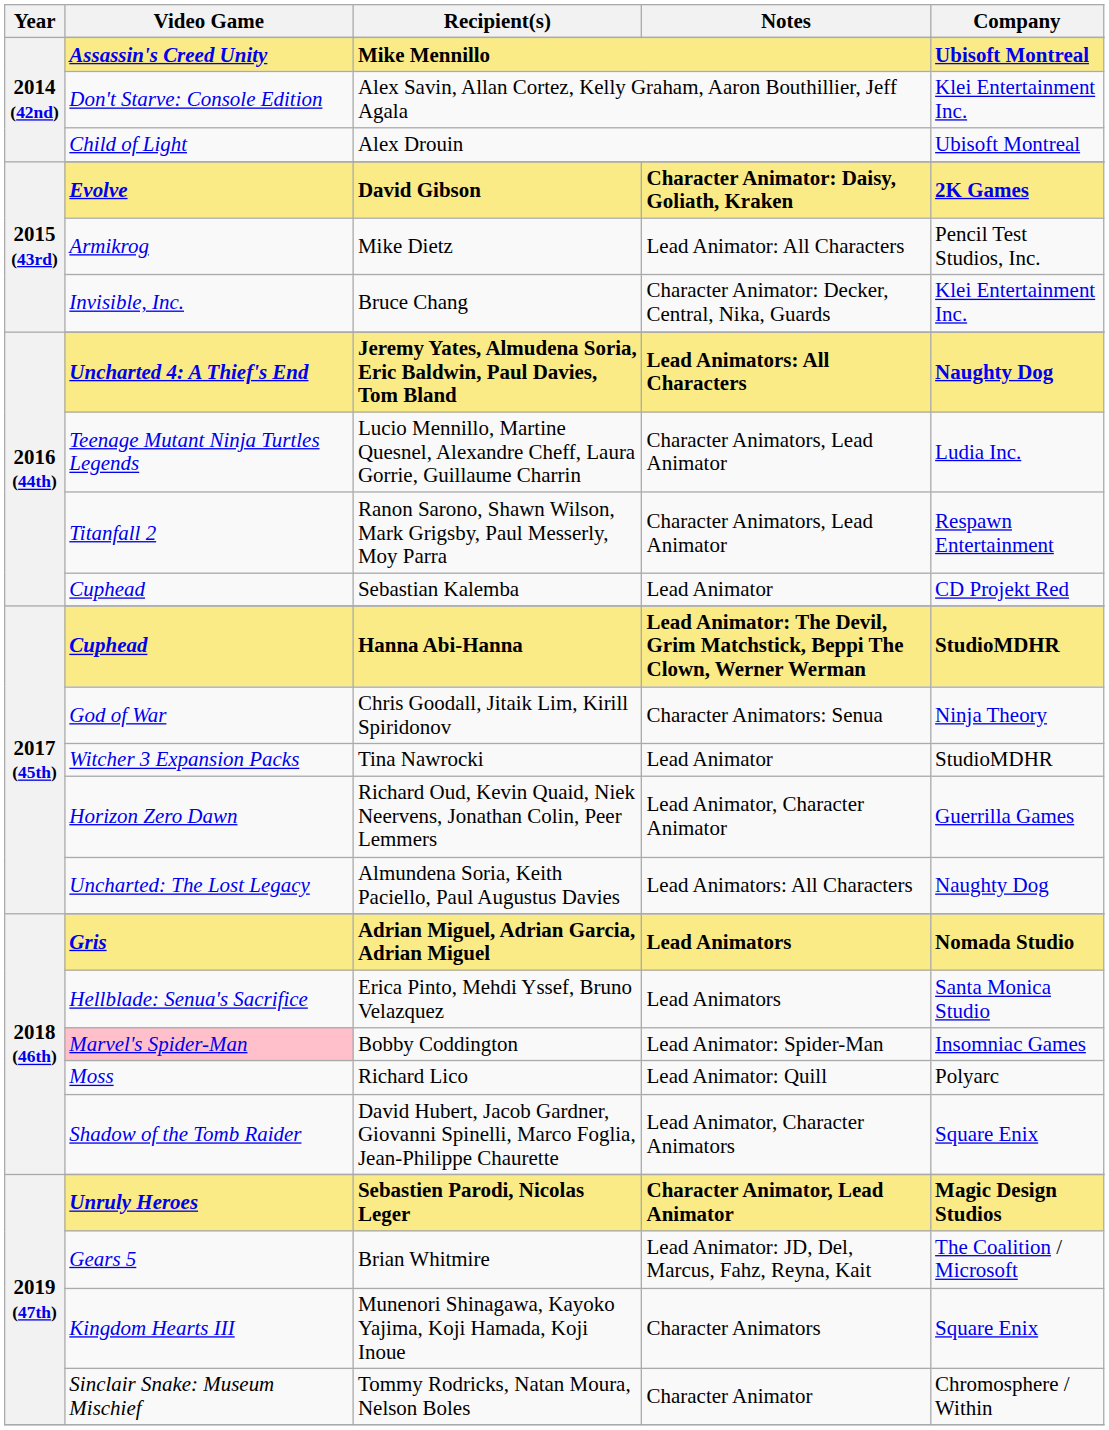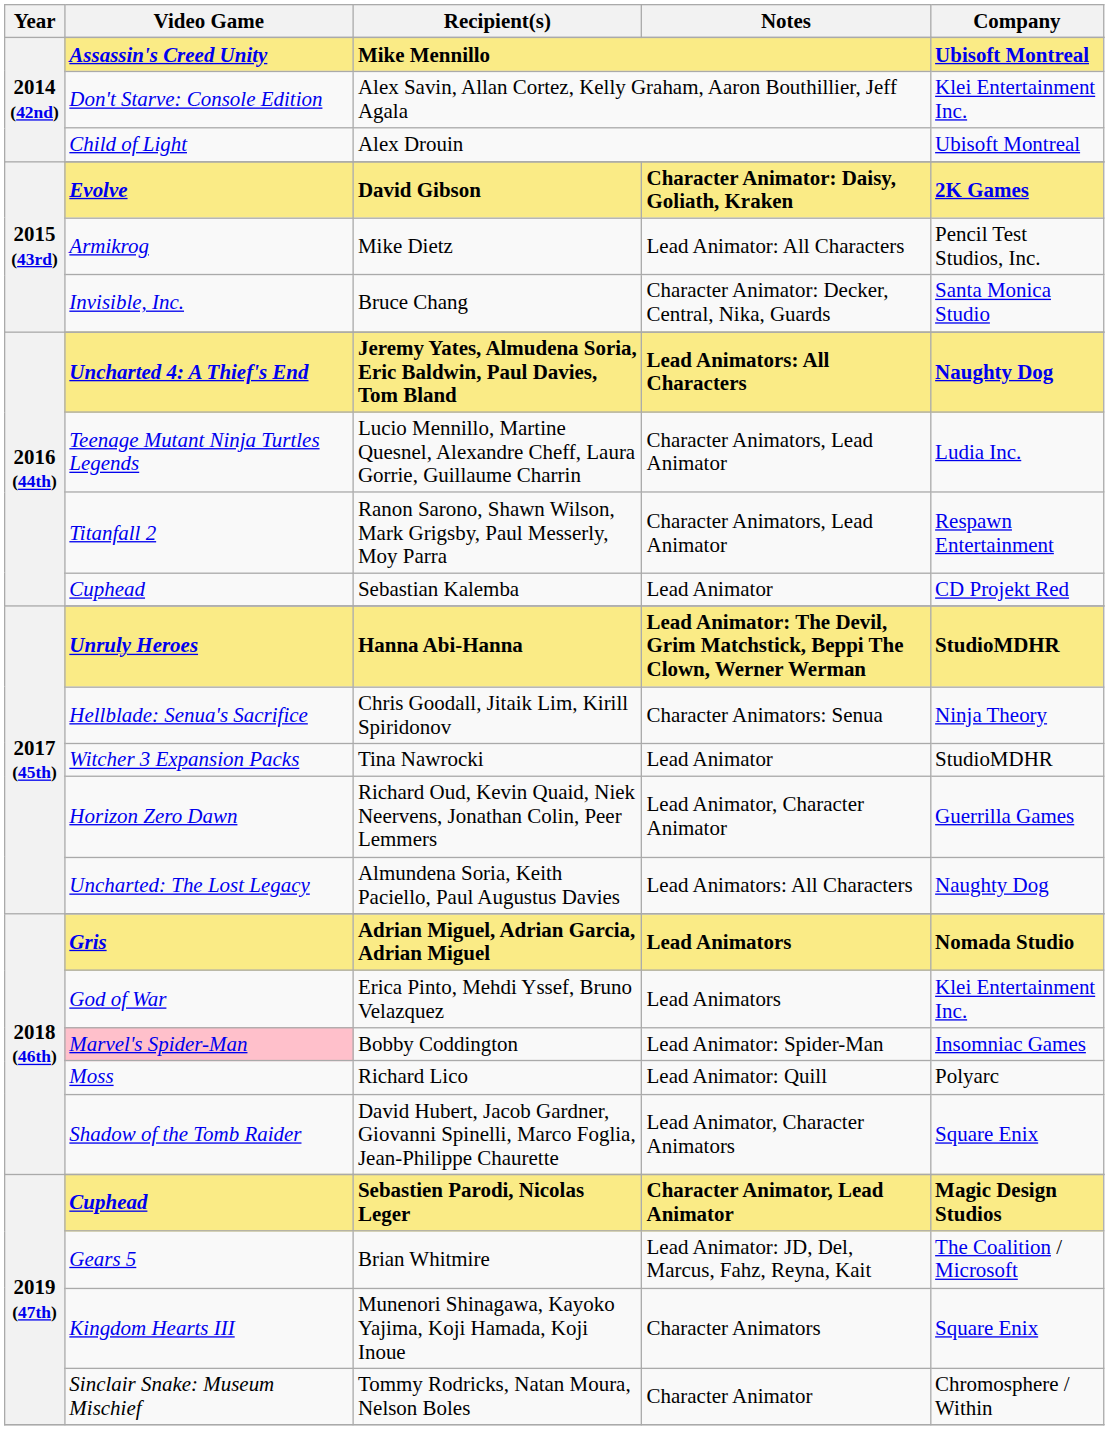(1015, 303) Klei Entertainment Inc. -> (993, 303) Santa Monica Studio
(108, 646) Cuphead -> (134, 646) Unruly Heroes
(118, 714) God of War -> (189, 714) Hellblade: Senua's Sacrifice
(189, 998) Hellblade: Senua's Sacrifice -> (118, 998) God of War
(993, 998) Santa Monica Studio -> (1015, 998) Klei Entertainment Inc.
(134, 1202) Unruly Heroes -> (108, 1202) Cuphead
